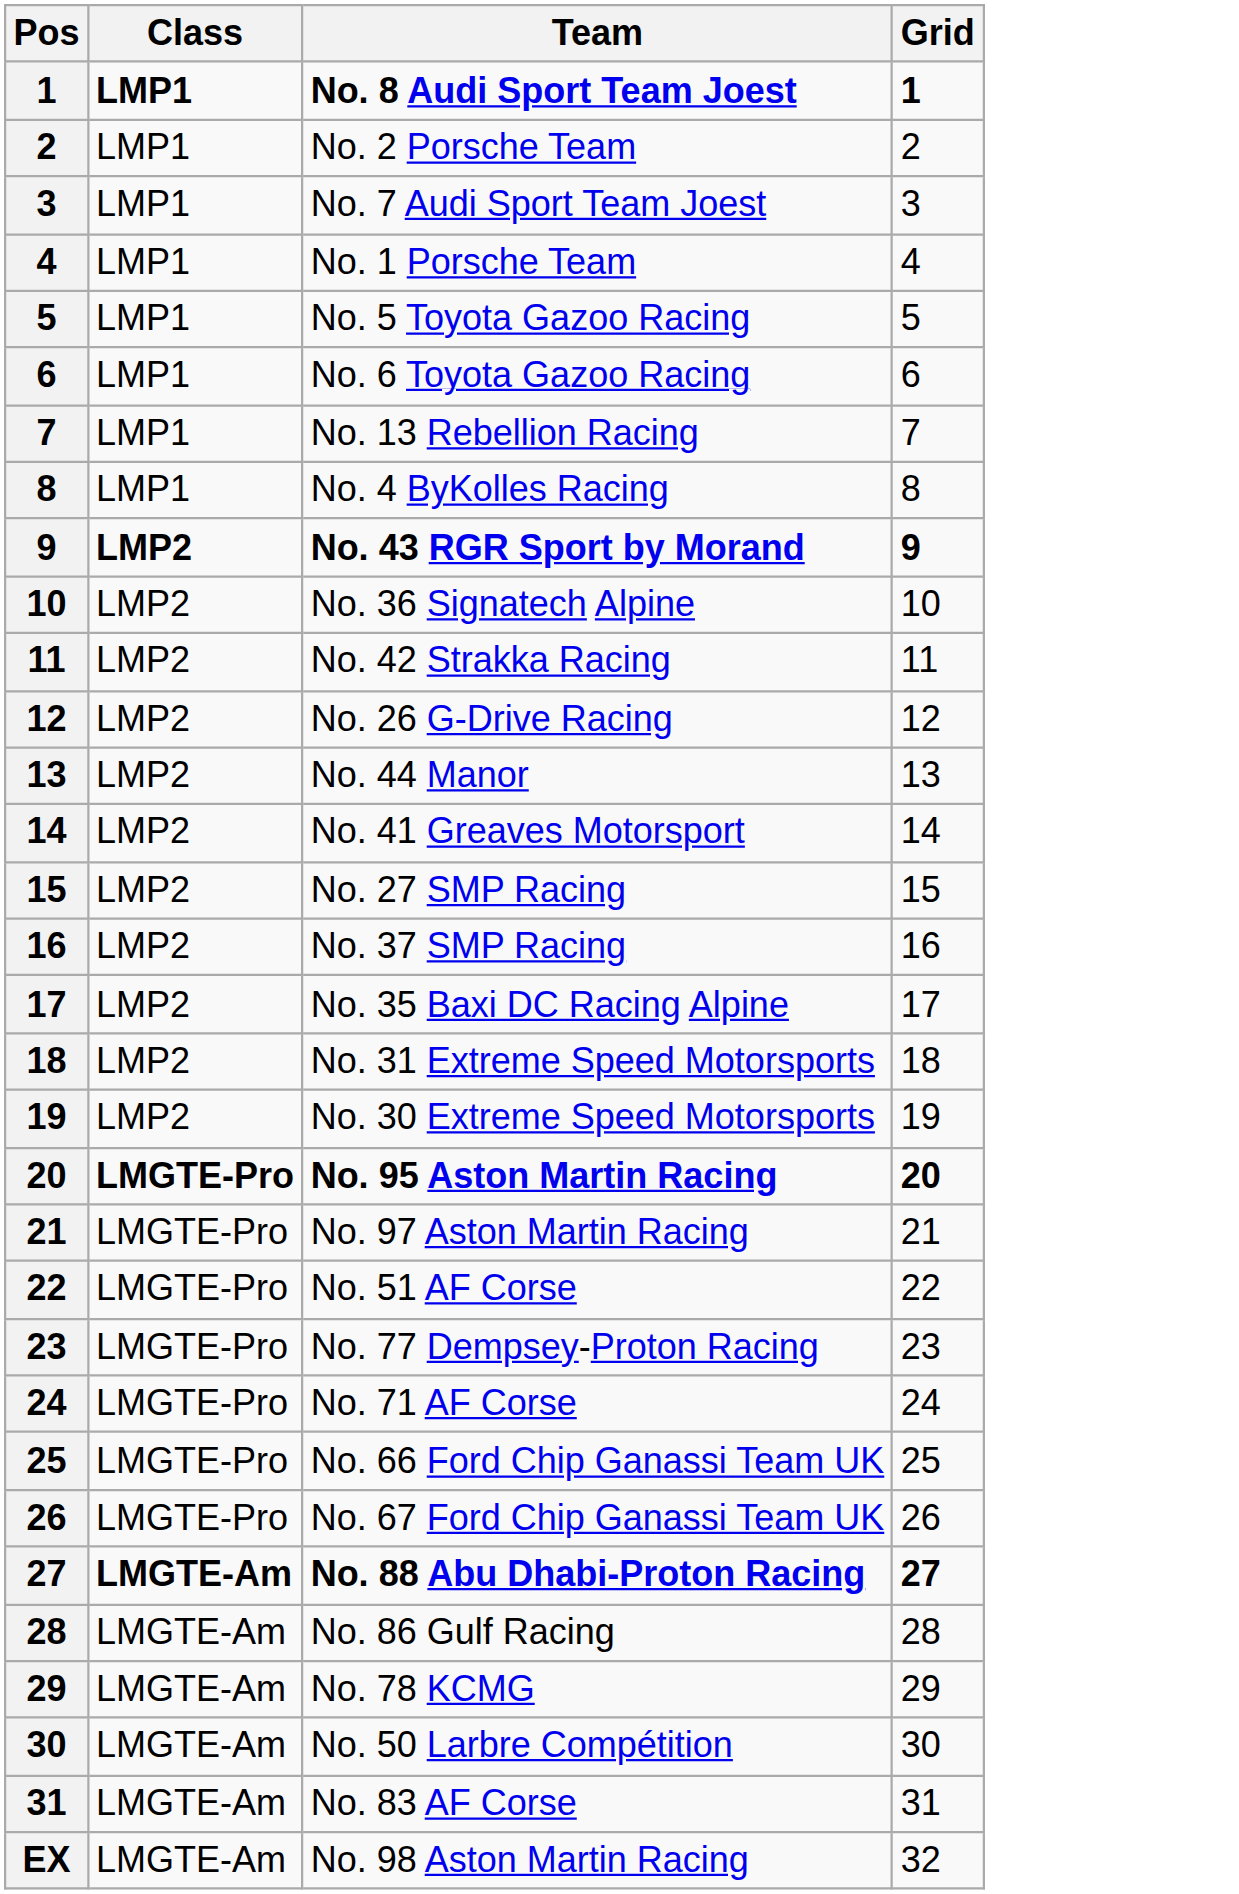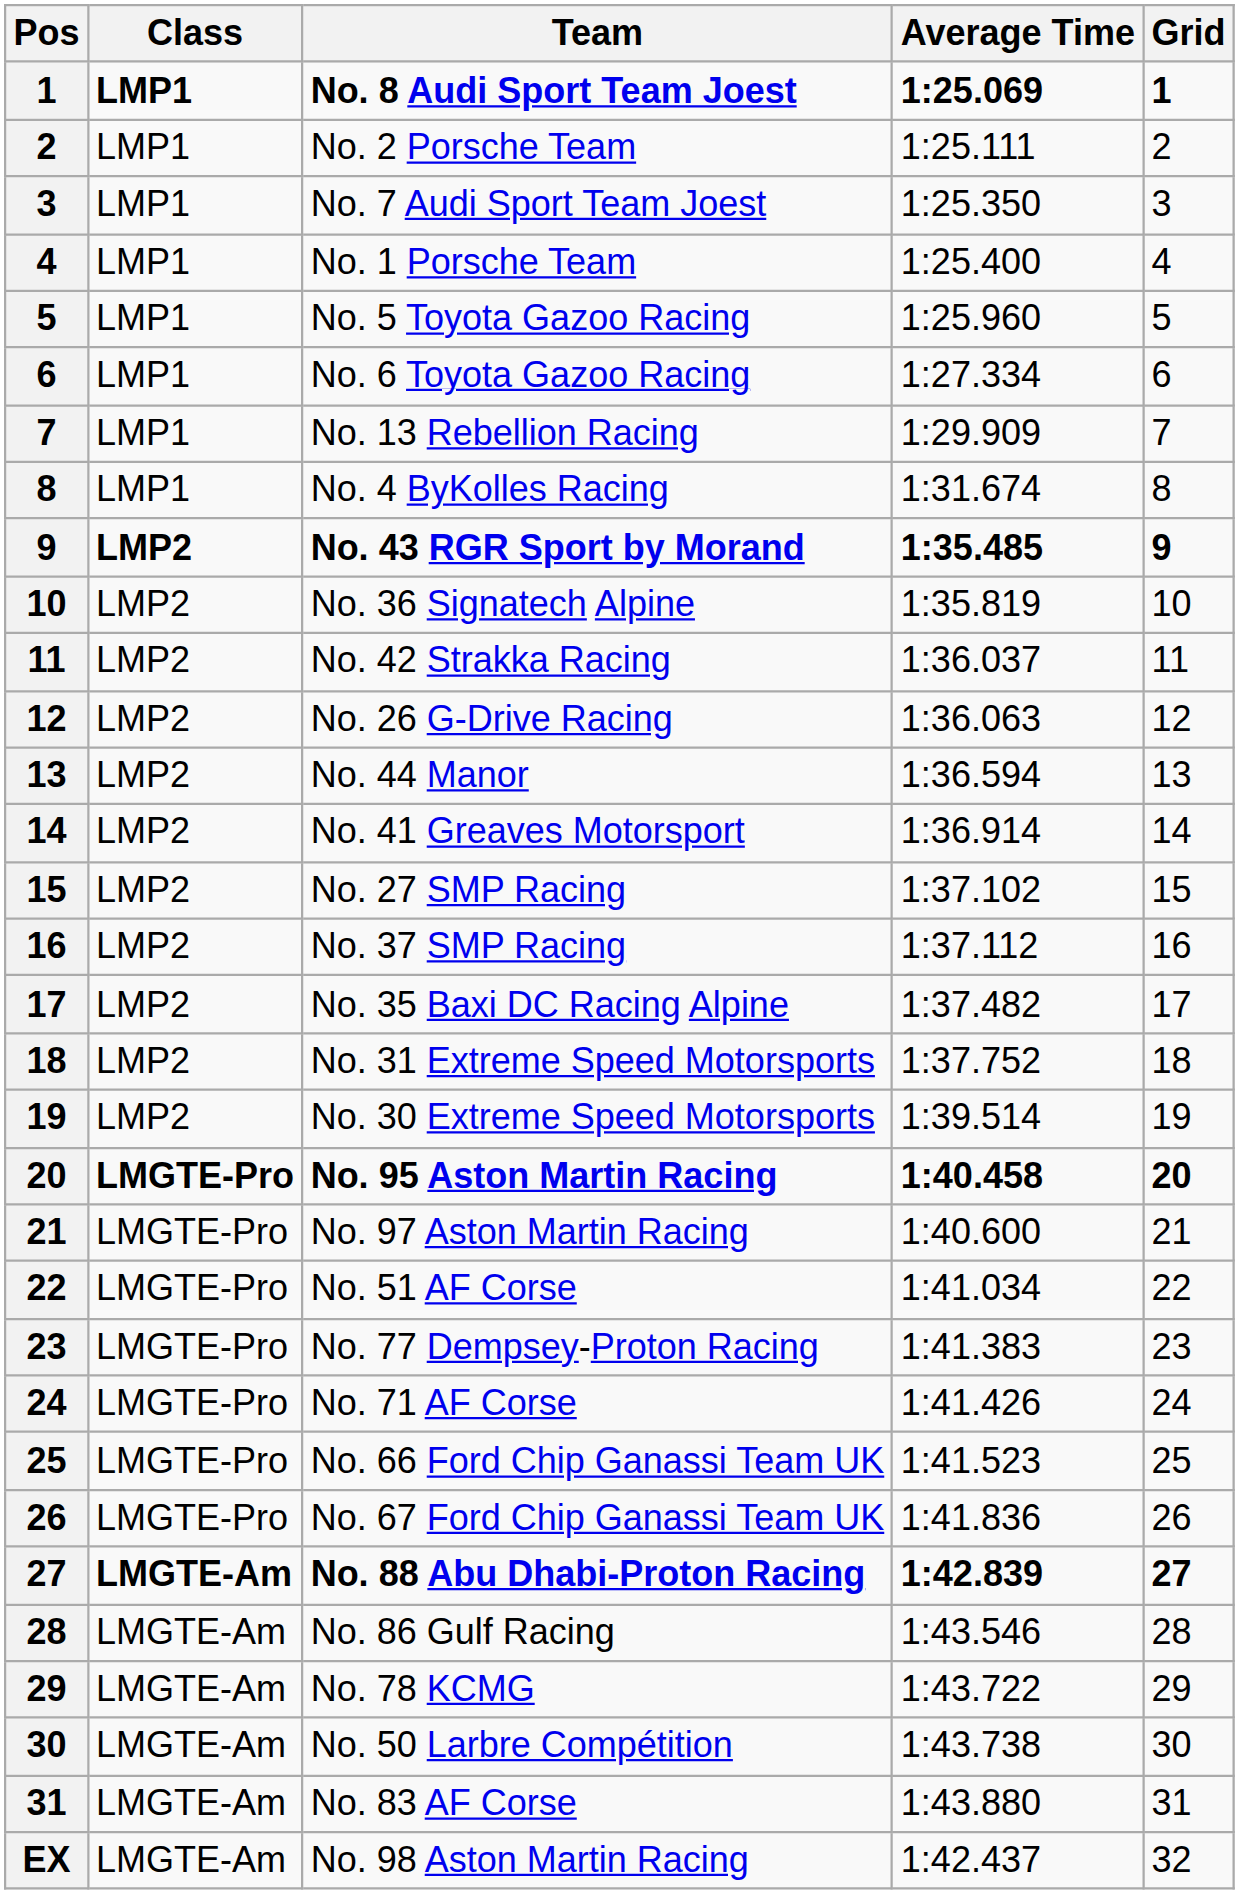+ column: (1018, 33)
